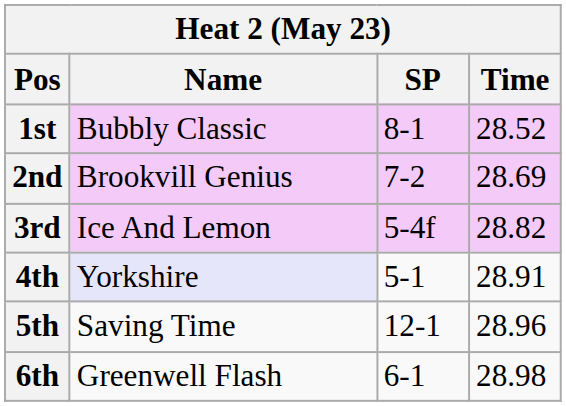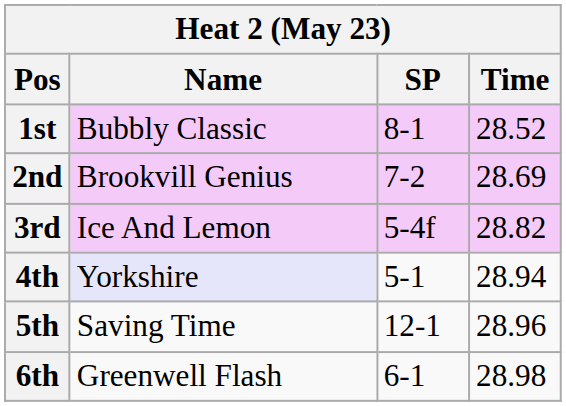(511, 276) 28.91 -> (511, 276) 28.94
